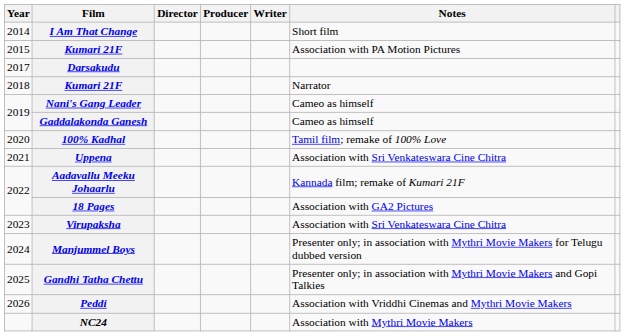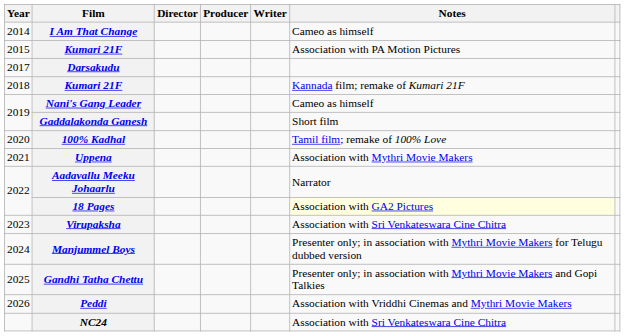(315, 31) Short film -> (333, 31) Cameo as himself
(311, 85) Narrator -> (378, 85) Kannada film; remake of Kumari 21F
(333, 121) Cameo as himself -> (315, 121) Short film
(399, 157) Association with Sri Venkateswara Cine Chitra -> (382, 157) Association with Mythri Movie Makers
(378, 182) Kannada film; remake of Kumari 21F -> (311, 182) Narrator
(363, 206) no background -> (363, 206) lightyellow background
(382, 322) Association with Mythri Movie Makers -> (399, 322) Association with Sri Venkateswara Cine Chitra
